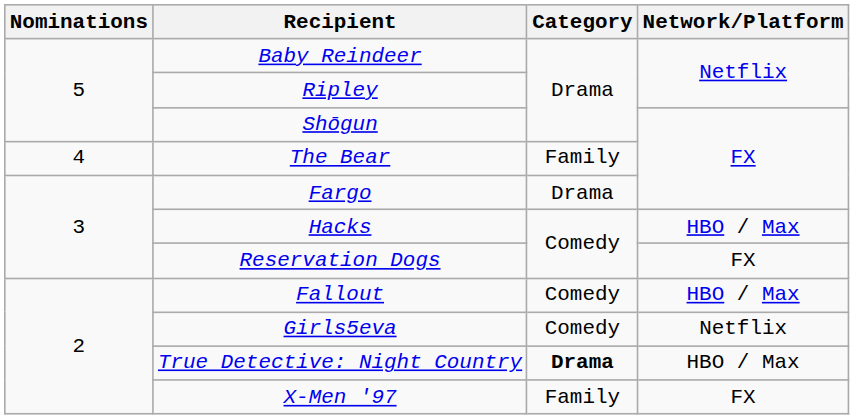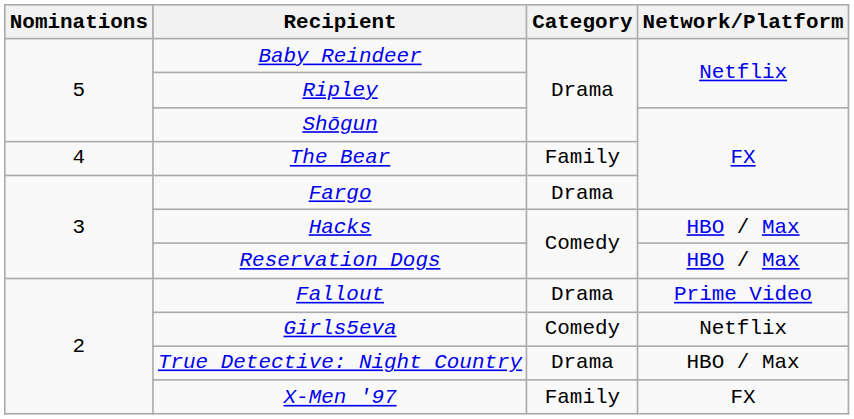(743, 261) FX -> (743, 261) HBO / Max
(582, 295) Comedy -> (582, 295) Drama
(743, 295) HBO / Max -> (743, 295) Prime Video
(582, 363) bold -> (582, 363) normal
